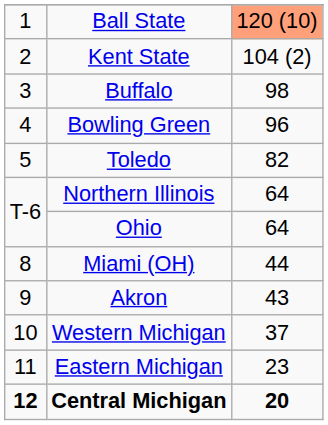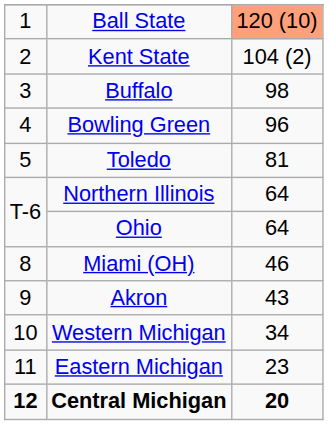(277, 159) 82 -> (277, 159) 81
(277, 263) 44 -> (277, 263) 46
(277, 332) 37 -> (277, 332) 34
